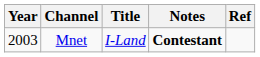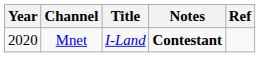(23, 39) 2003 -> (23, 39) 2020
